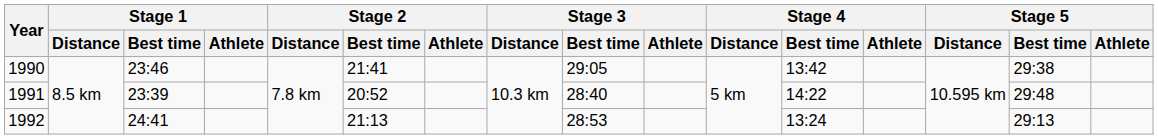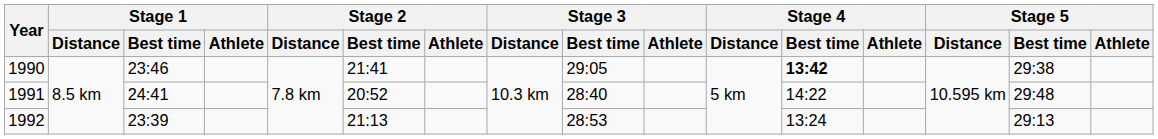(806, 69) normal -> (807, 69) bold
(148, 95) 23:39 -> (148, 95) 24:41
(148, 120) 24:41 -> (148, 120) 23:39
